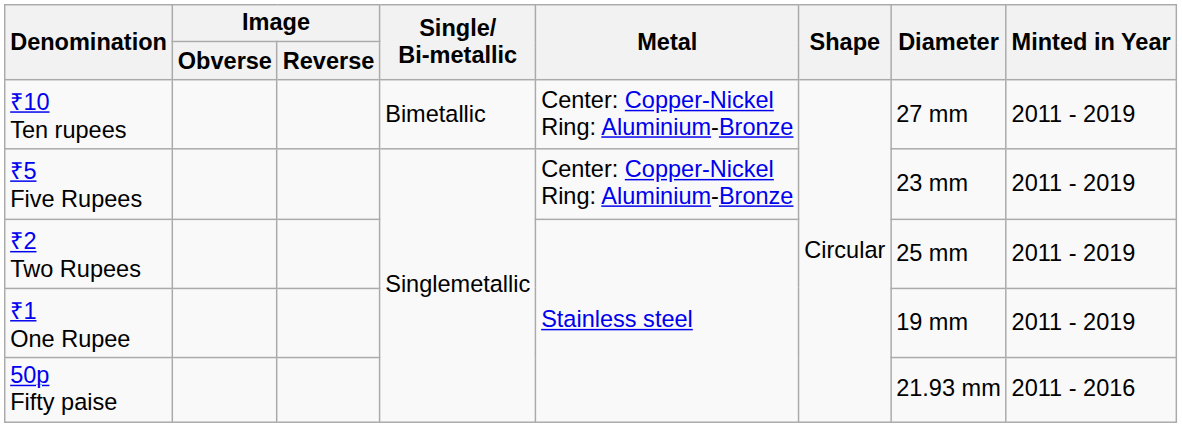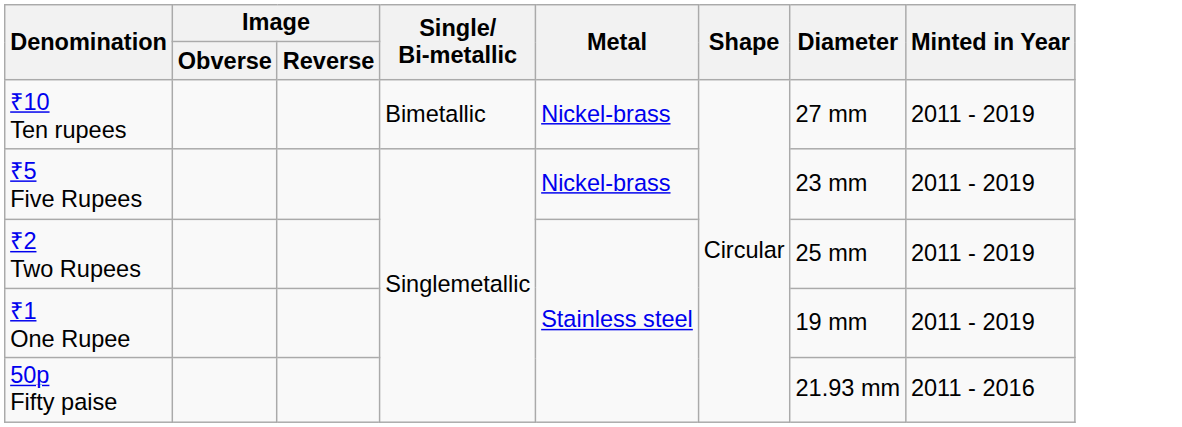(667, 113) Center: Copper-Nickel Ring: Aluminium-Bronze -> (606, 113) Nickel-brass
(667, 183) Center: Copper-Nickel Ring: Aluminium-Bronze -> (606, 183) Nickel-brass
